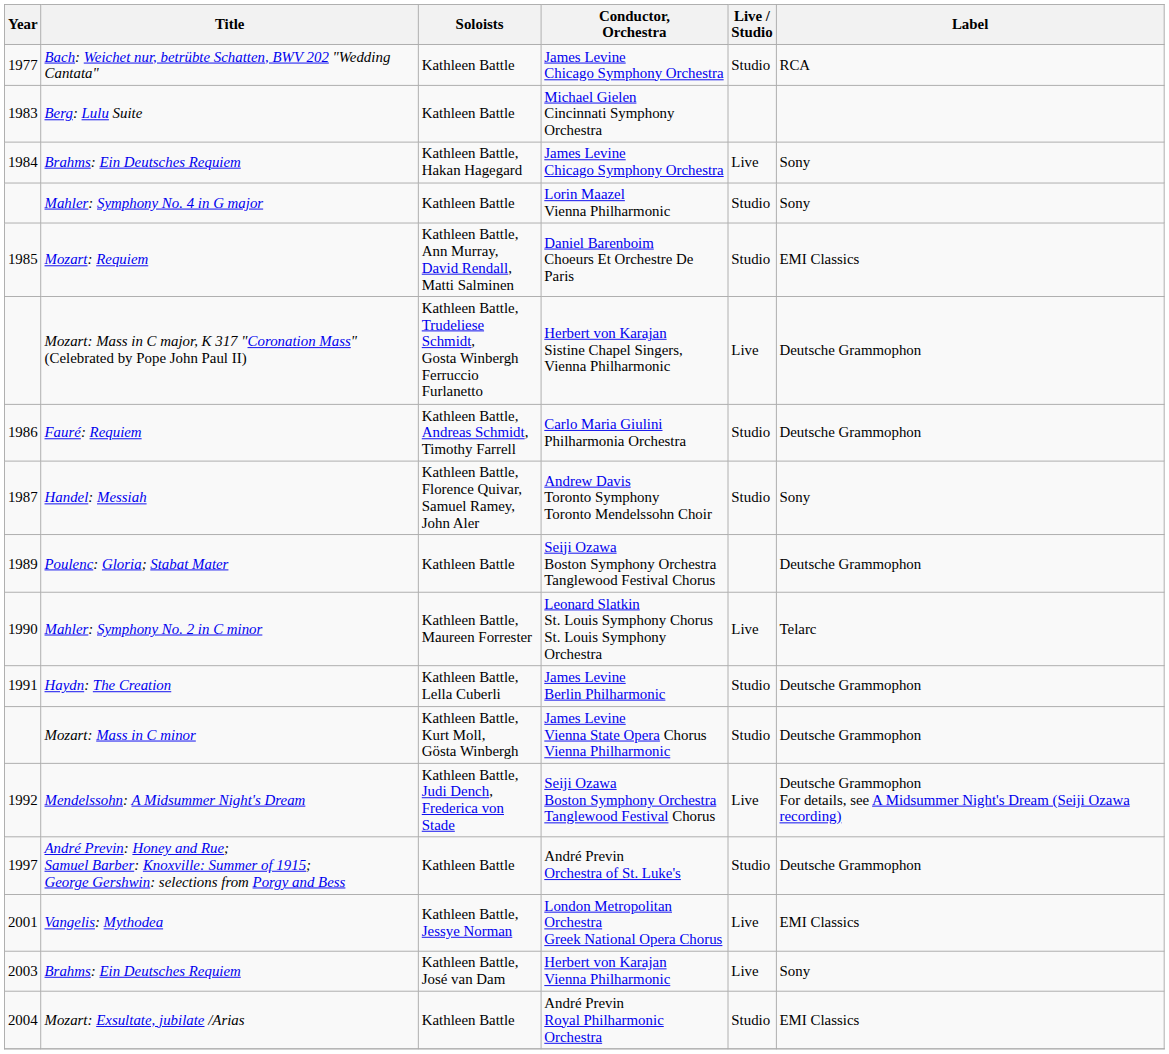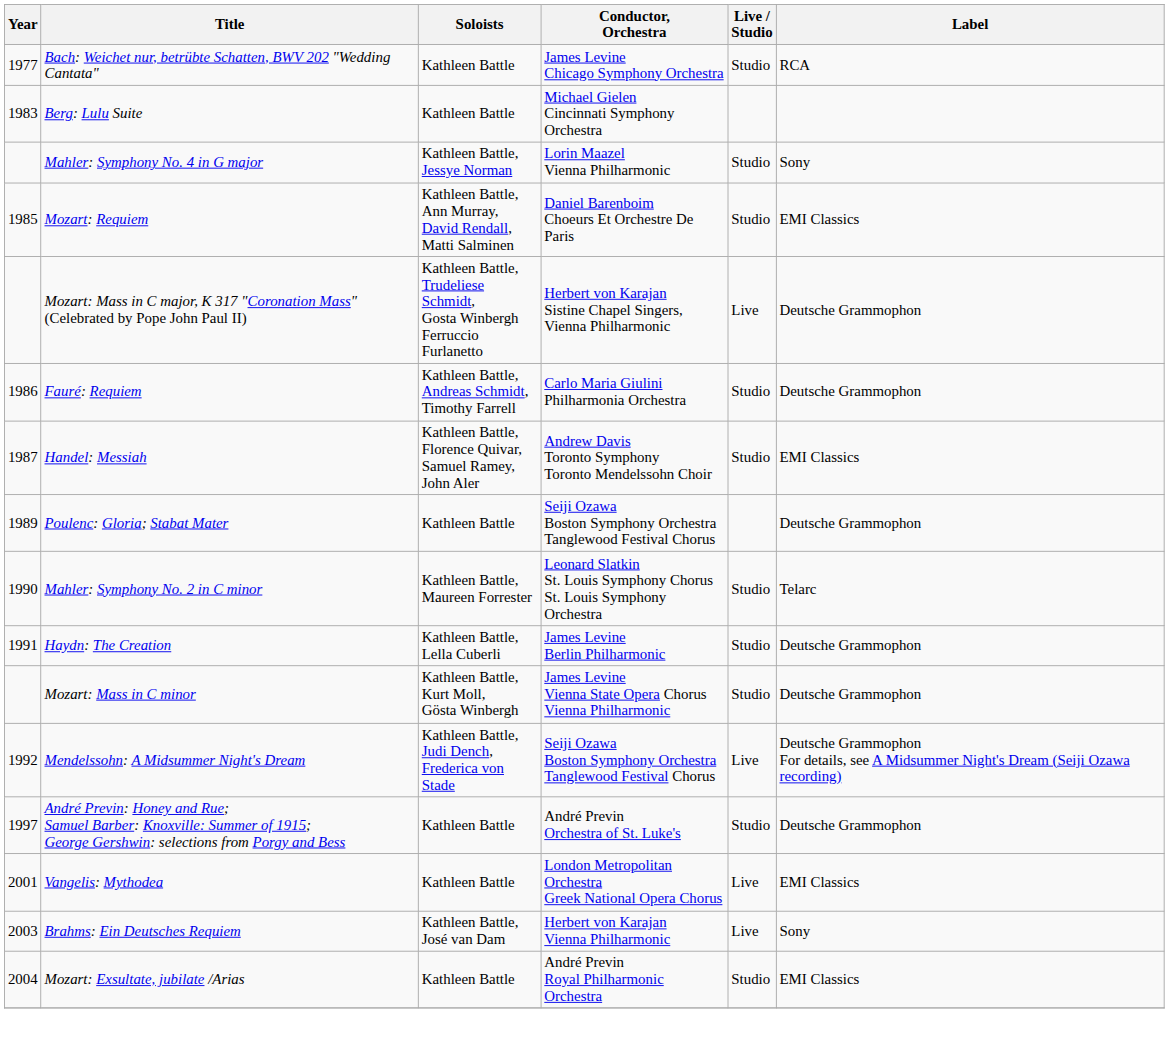- row: (23, 162)
(468, 202) Kathleen Battle -> (470, 162) Kathleen Battle, Jessye Norman
(795, 498) Sony -> (819, 457) EMI Classics
(745, 628) Live -> (751, 588) Studio
(470, 922) Kathleen Battle, Jessye Norman -> (468, 882) Kathleen Battle
